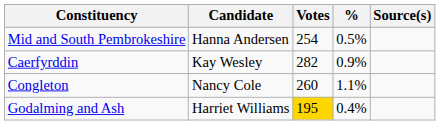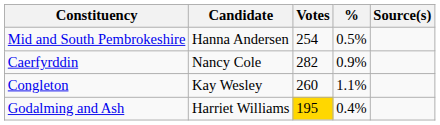(227, 62) Kay Wesley -> (227, 62) Nancy Cole
(227, 85) Nancy Cole -> (227, 85) Kay Wesley
